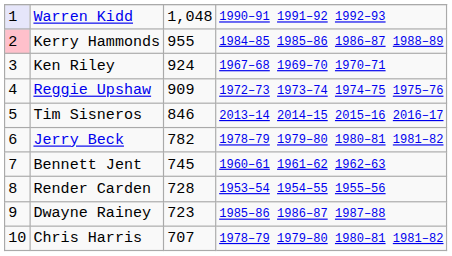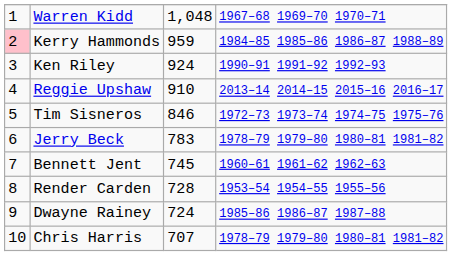(13, 17) lavender background -> (13, 17) no background
(302, 17) 1990–91 1991–92 1992–93 -> (302, 17) 1967–68 1969–70 1970–71
(181, 41) 955 -> (181, 41) 959
(302, 66) 1967–68 1969–70 1970–71 -> (302, 66) 1990–91 1991–92 1992–93
(181, 91) 909 -> (181, 91) 910
(331, 91) 1972–73 1973–74 1974–75 1975–76 -> (331, 91) 2013–14 2014–15 2015–16 2016–17
(331, 115) 2013–14 2014–15 2015–16 2016–17 -> (331, 115) 1972–73 1973–74 1974–75 1975–76
(181, 140) 782 -> (181, 140) 783
(181, 213) 723 -> (181, 213) 724
